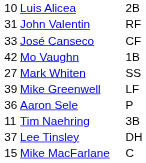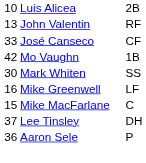(11, 24) 31 -> (11, 24) 13
(11, 73) 27 -> (11, 73) 30
(11, 89) 39 -> (11, 89) 16
rows swapped: (71, 153) <-> (49, 105)
- row: (55, 121)
